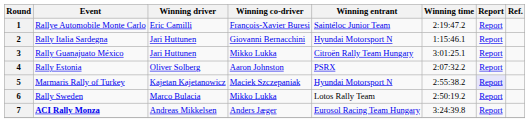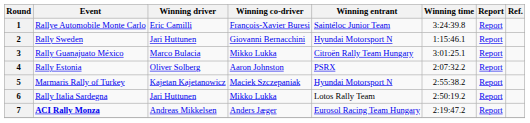(449, 25) 2:19:47.2 -> (449, 25) 3:24:39.8
(71, 39) Rally Italia Sardegna -> (59, 39) Rally Sweden
(173, 53) Jari Huttunen -> (175, 53) Marco Bulacia
(491, 81) lavender background -> (491, 81) no background
(59, 95) Rally Sweden -> (71, 95) Rally Italia Sardegna
(175, 95) Marco Bulacia -> (173, 95) Jari Huttunen
(449, 110) 3:24:39.8 -> (449, 110) 2:19:47.2
